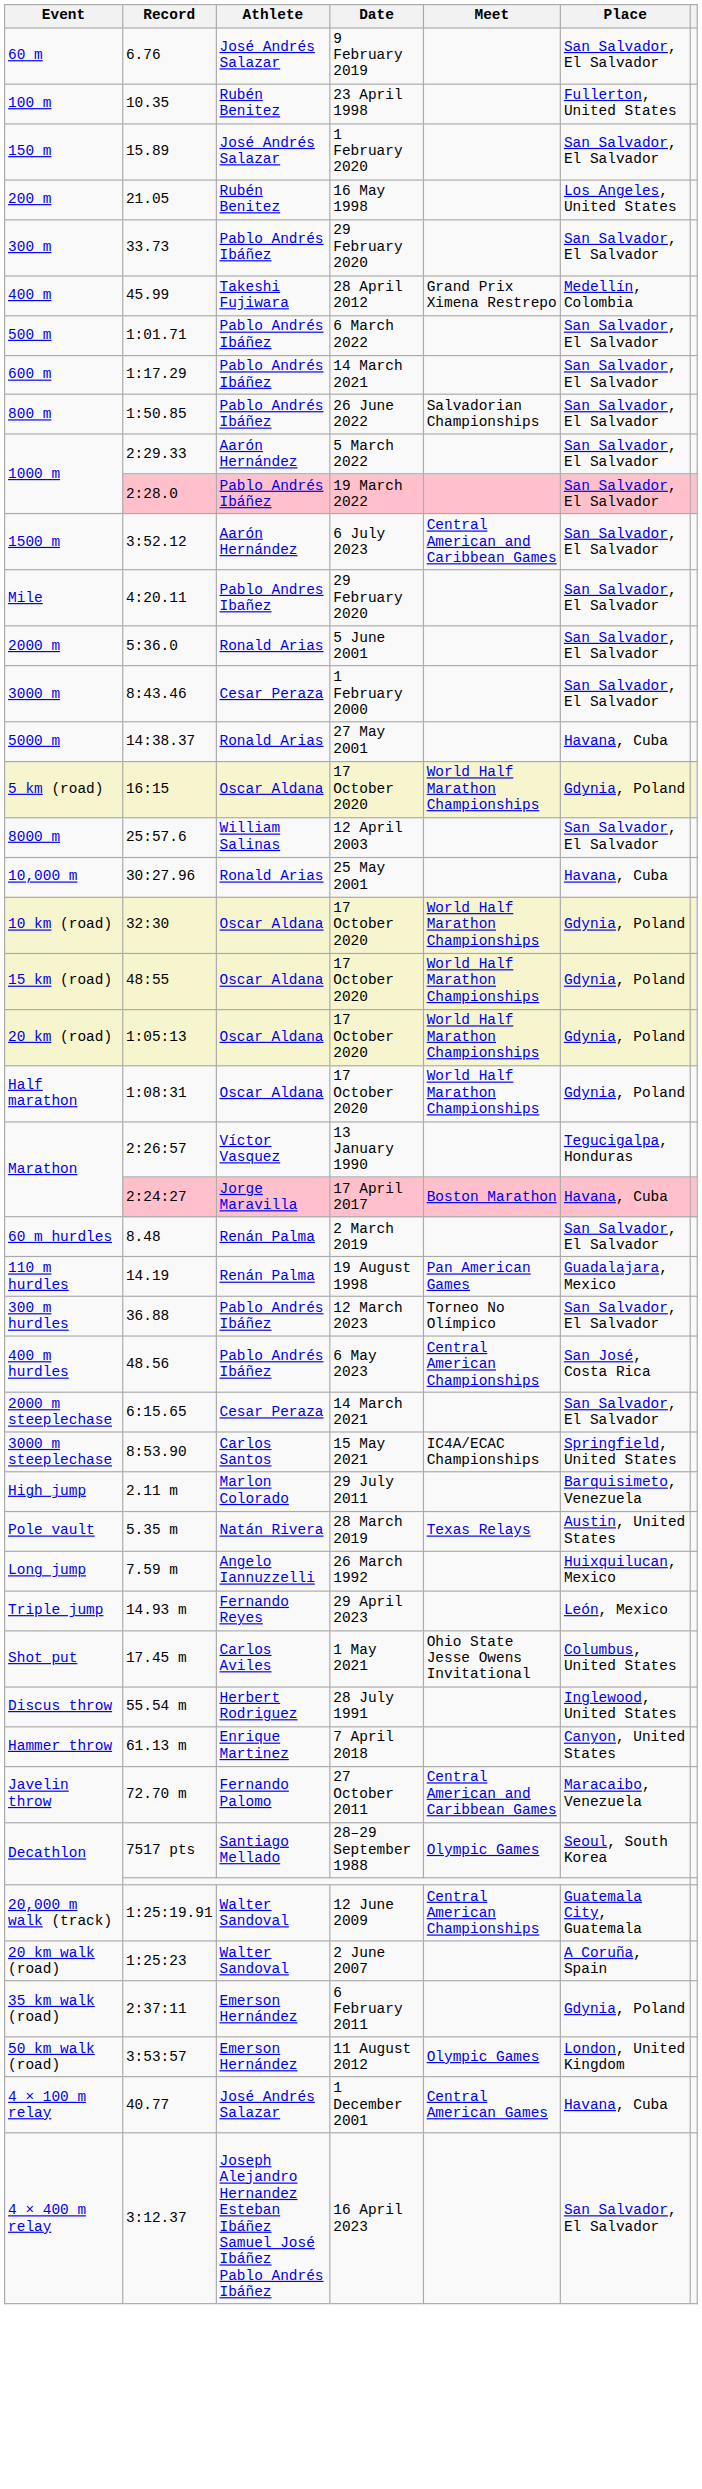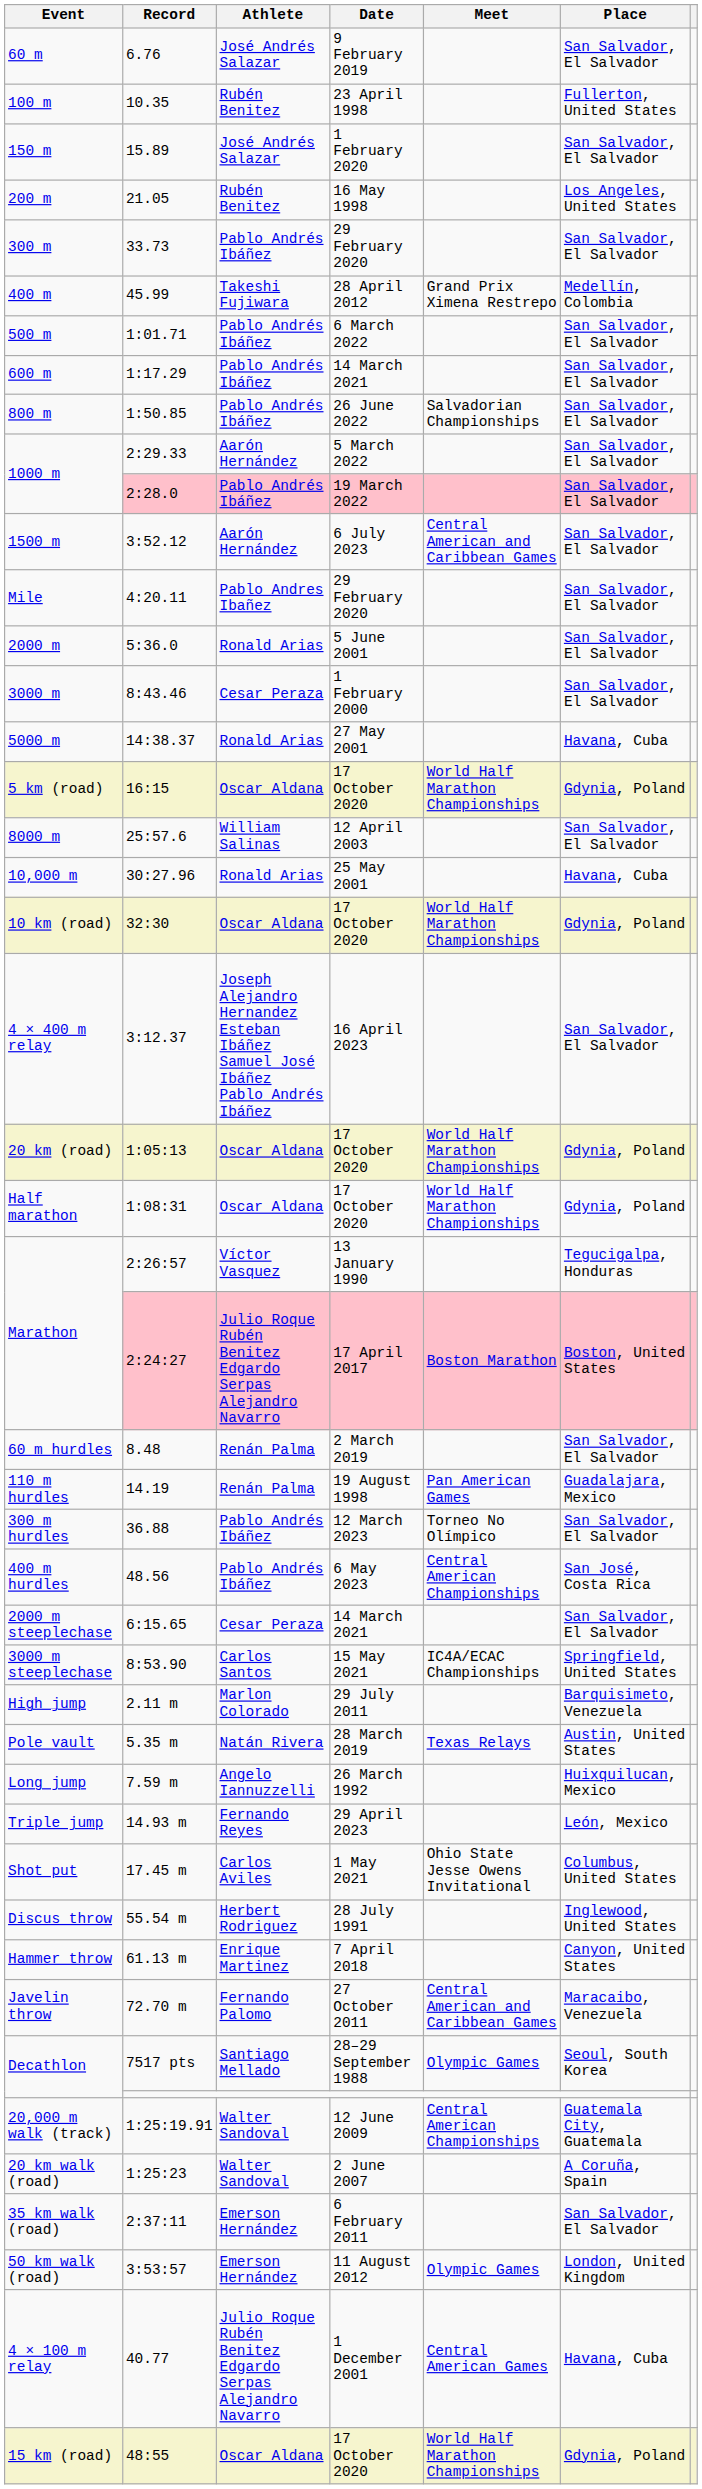rows swapped: (60, 981) <-> (47, 2219)
(259, 1198) Jorge Maravilla -> (267, 1370) Julio Roque Rubén Benitez Edgardo Serpas Alejandro Navarro
(616, 1198) Havana, Cuba -> (625, 1361) Boston, United States
(625, 2009) Gdynia, Poland -> (620, 2222) San Salvador, El Salvador
(267, 2105) José Andrés Salazar -> (267, 2367) Julio Roque Rubén Benitez Edgardo Serpas Alejandro Navarro
